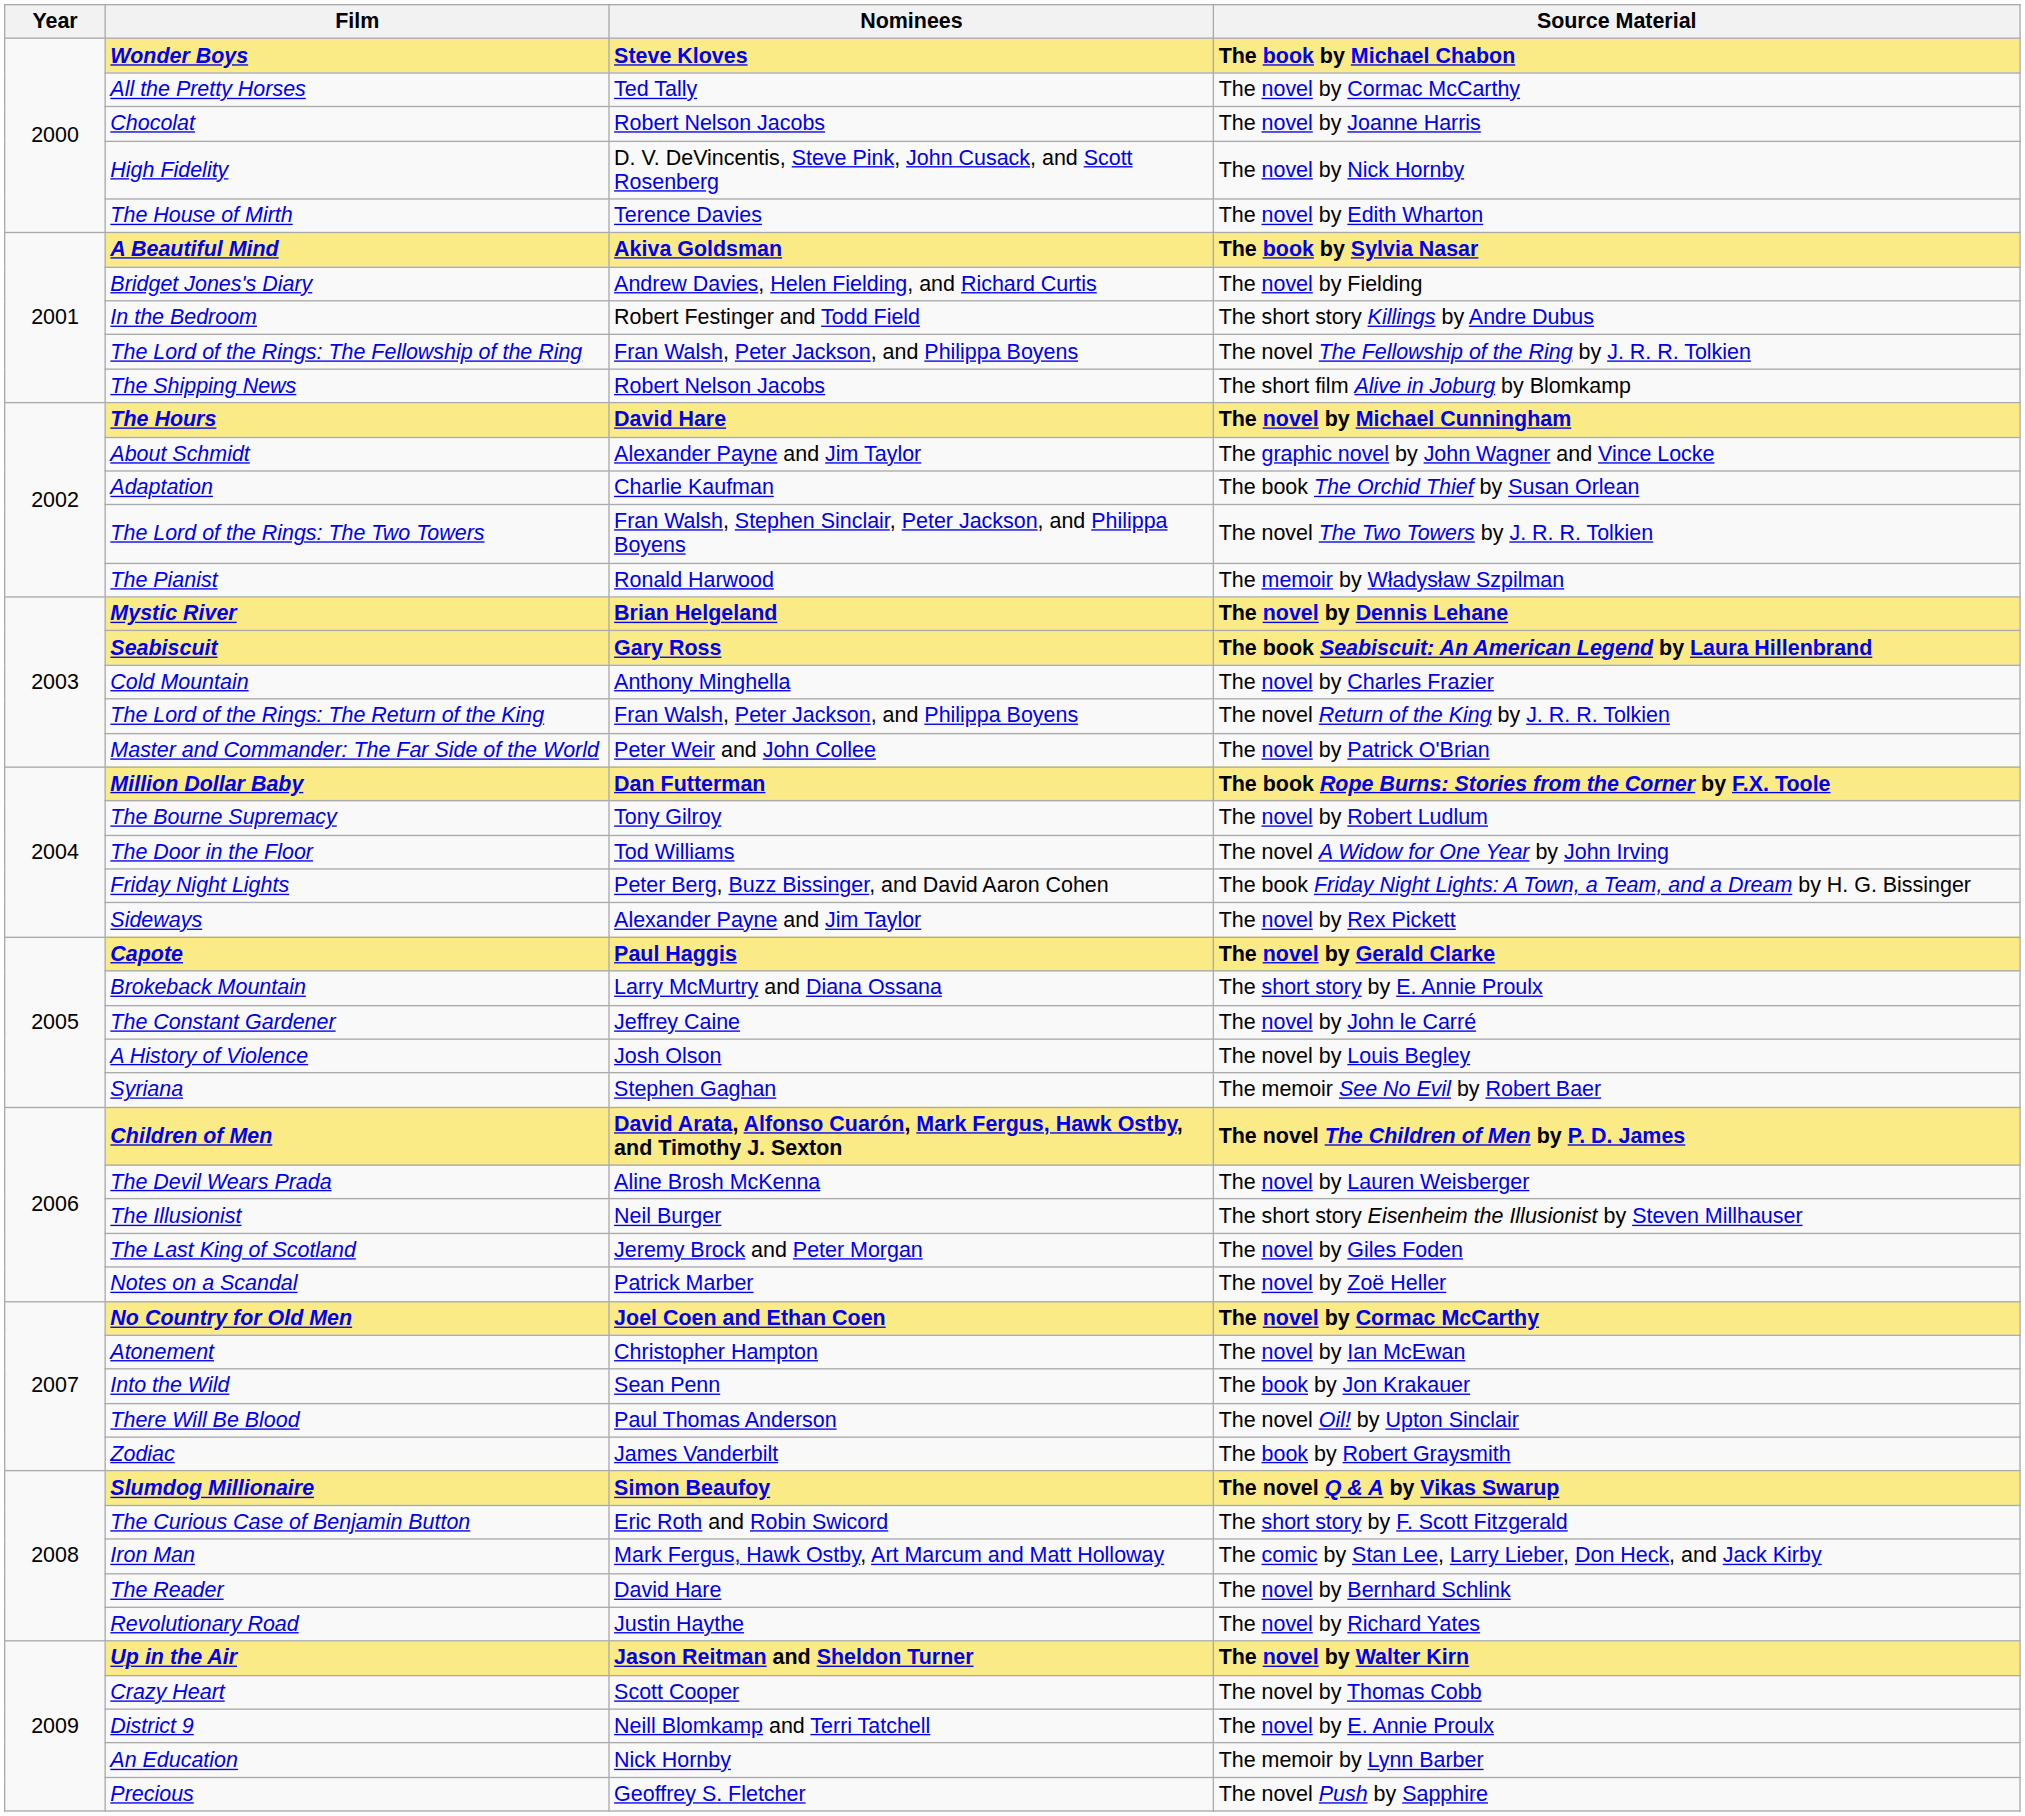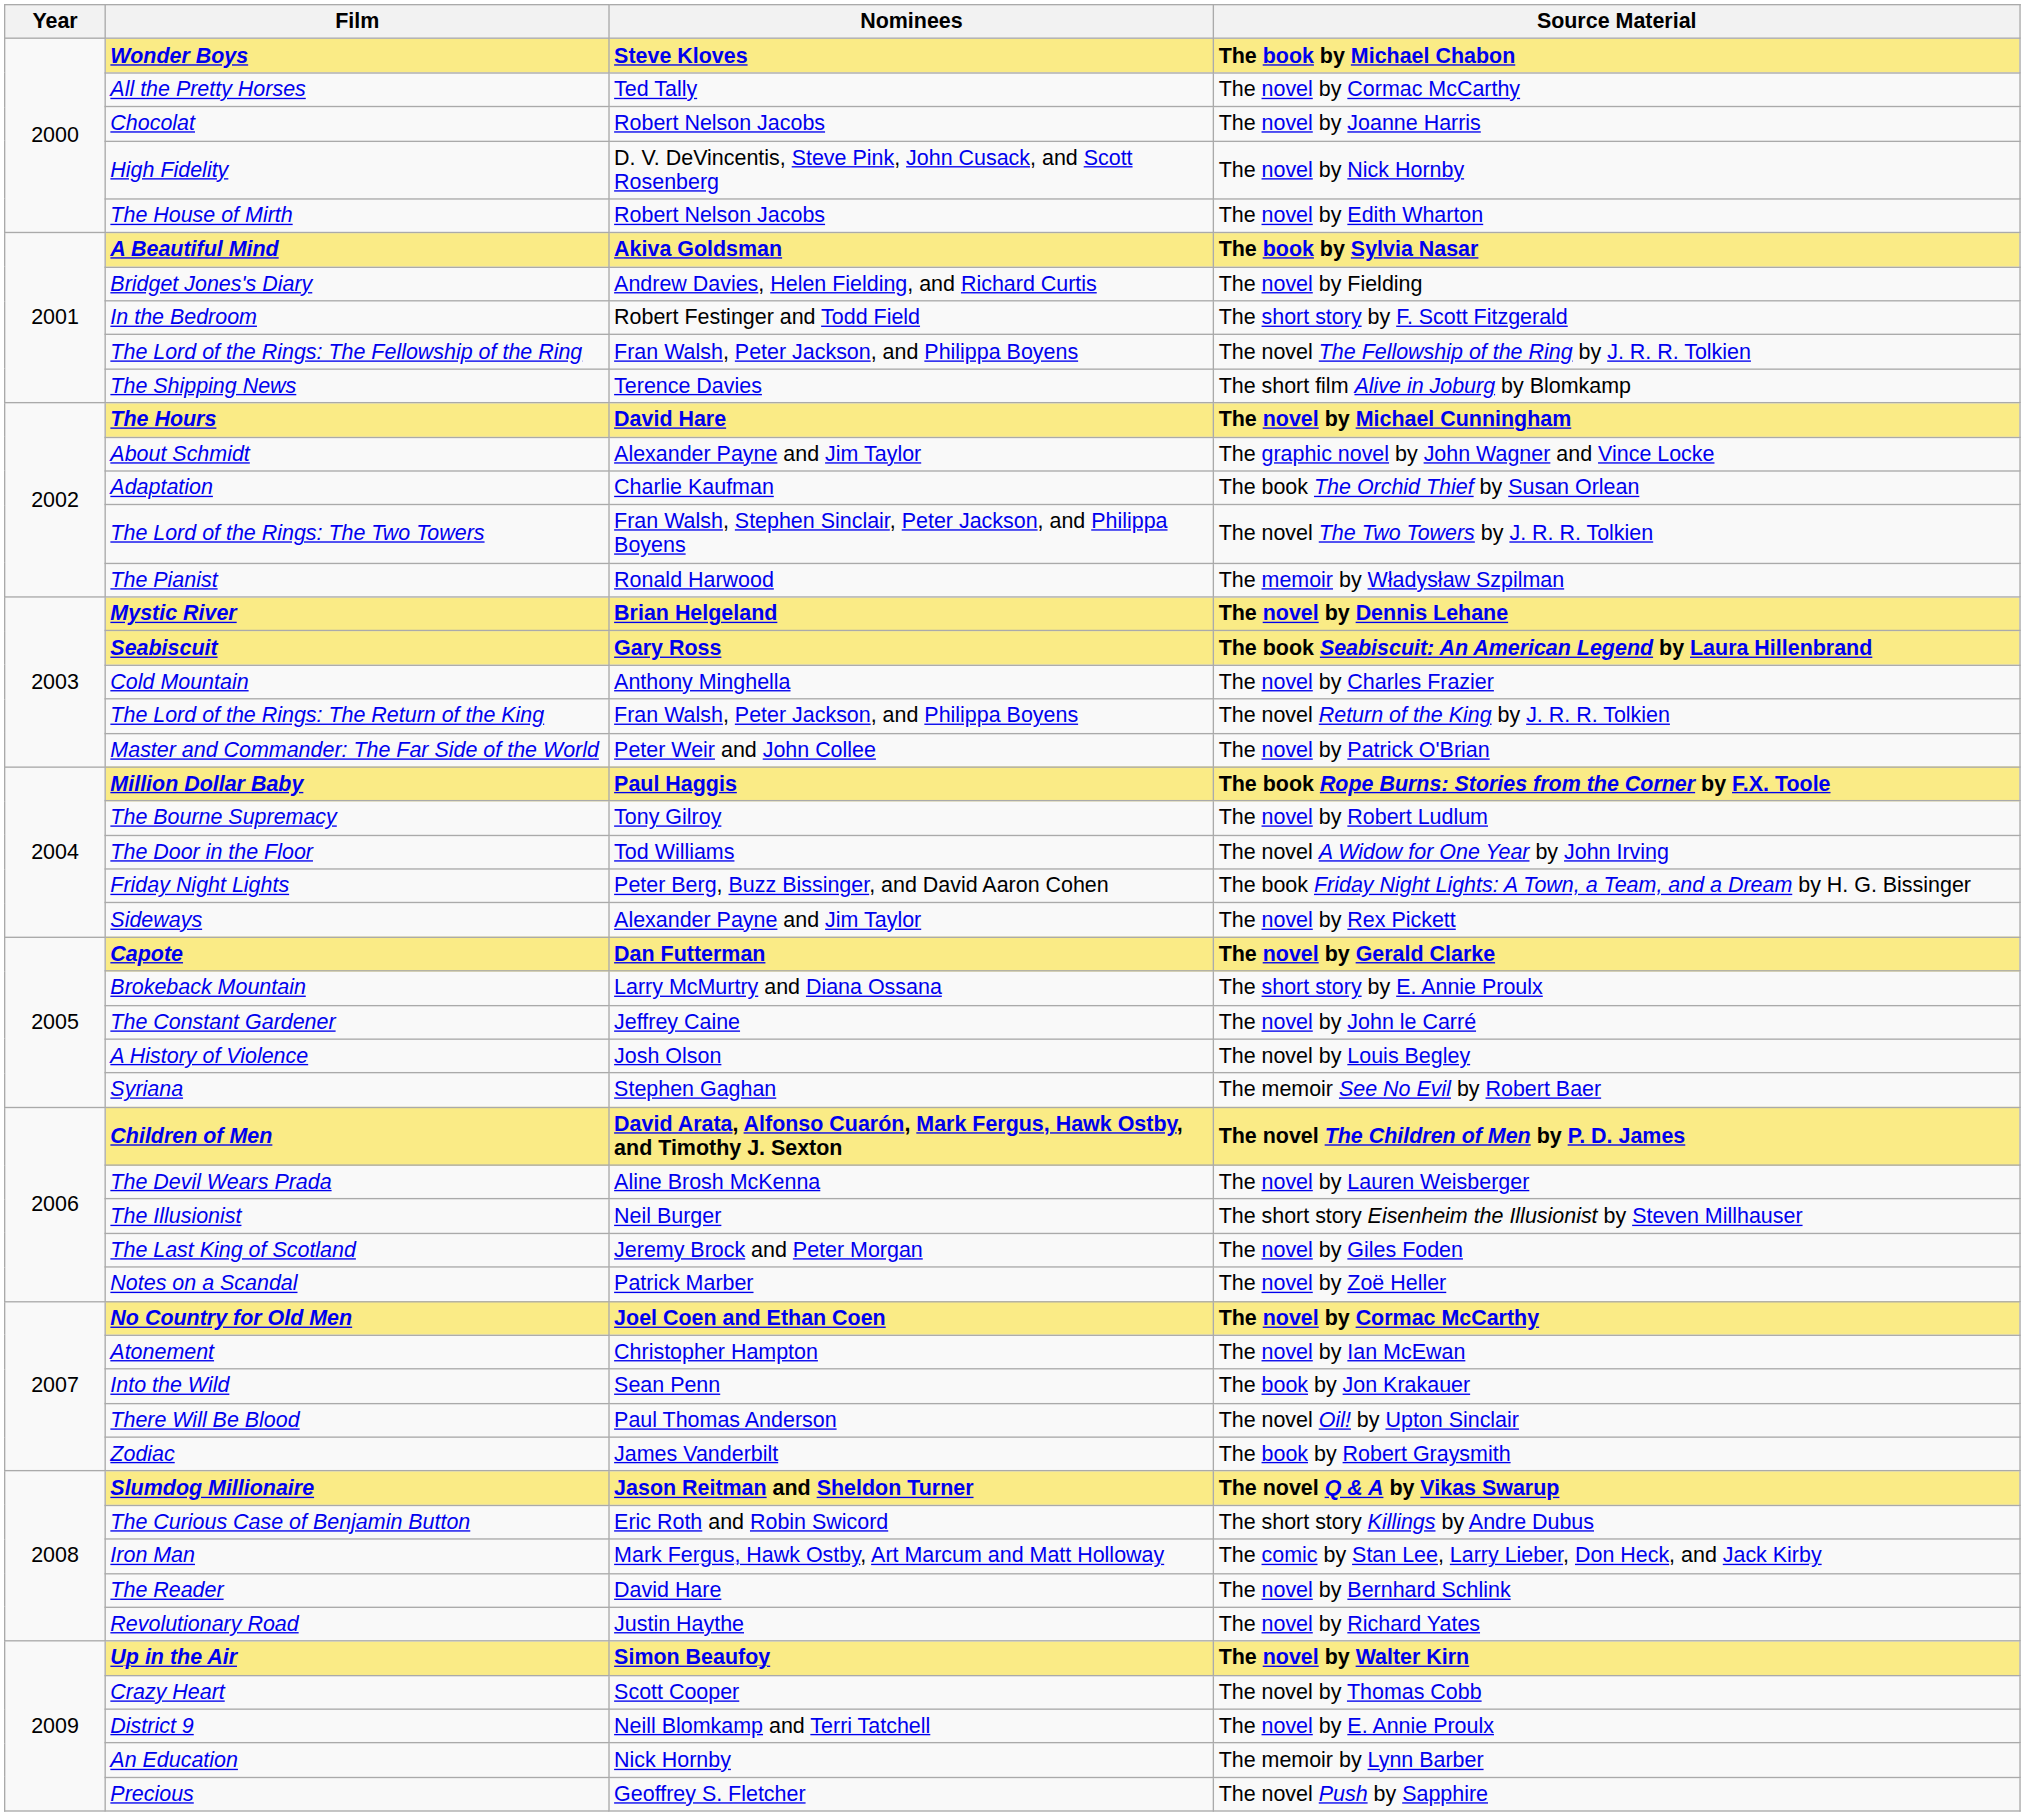(688, 215) Terence Davies -> (720, 215) Robert Nelson Jacobs
(1406, 317) The short story Killings by Andre Dubus -> (1393, 317) The short story by F. Scott Fitzgerald
(720, 385) Robert Nelson Jacobs -> (688, 385) Terence Davies
(690, 783) Dan Futterman -> (675, 783) Paul Haggis
(675, 953) Paul Haggis -> (690, 953) Dan Futterman
(692, 1487) Simon Beaufoy -> (794, 1487) Jason Reitman and Sheldon Turner
(1393, 1521) The short story by F. Scott Fitzgerald -> (1406, 1521) The short story Killings by Andre Dubus
(794, 1657) Jason Reitman and Sheldon Turner -> (692, 1657) Simon Beaufoy
